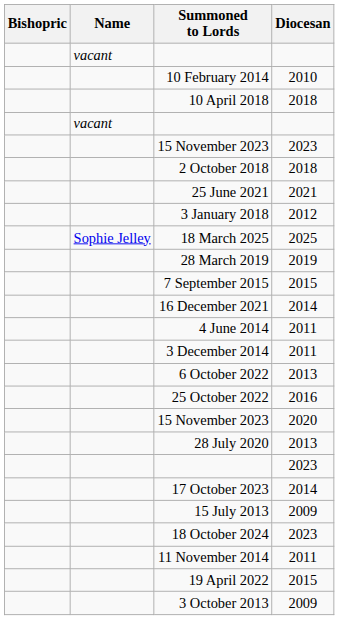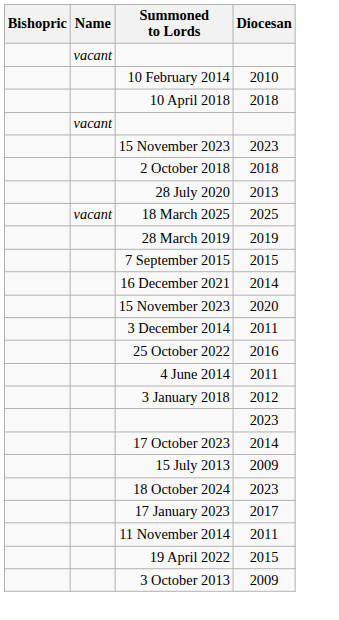- row: (230, 191)
rows swapped: (225, 214) <-> (231, 443)
(112, 237) Sophie Jelley -> (93, 214) vacant
rows swapped: (213, 420) <-> (234, 329)
- row: (224, 374)
+ row: (182, 511)
